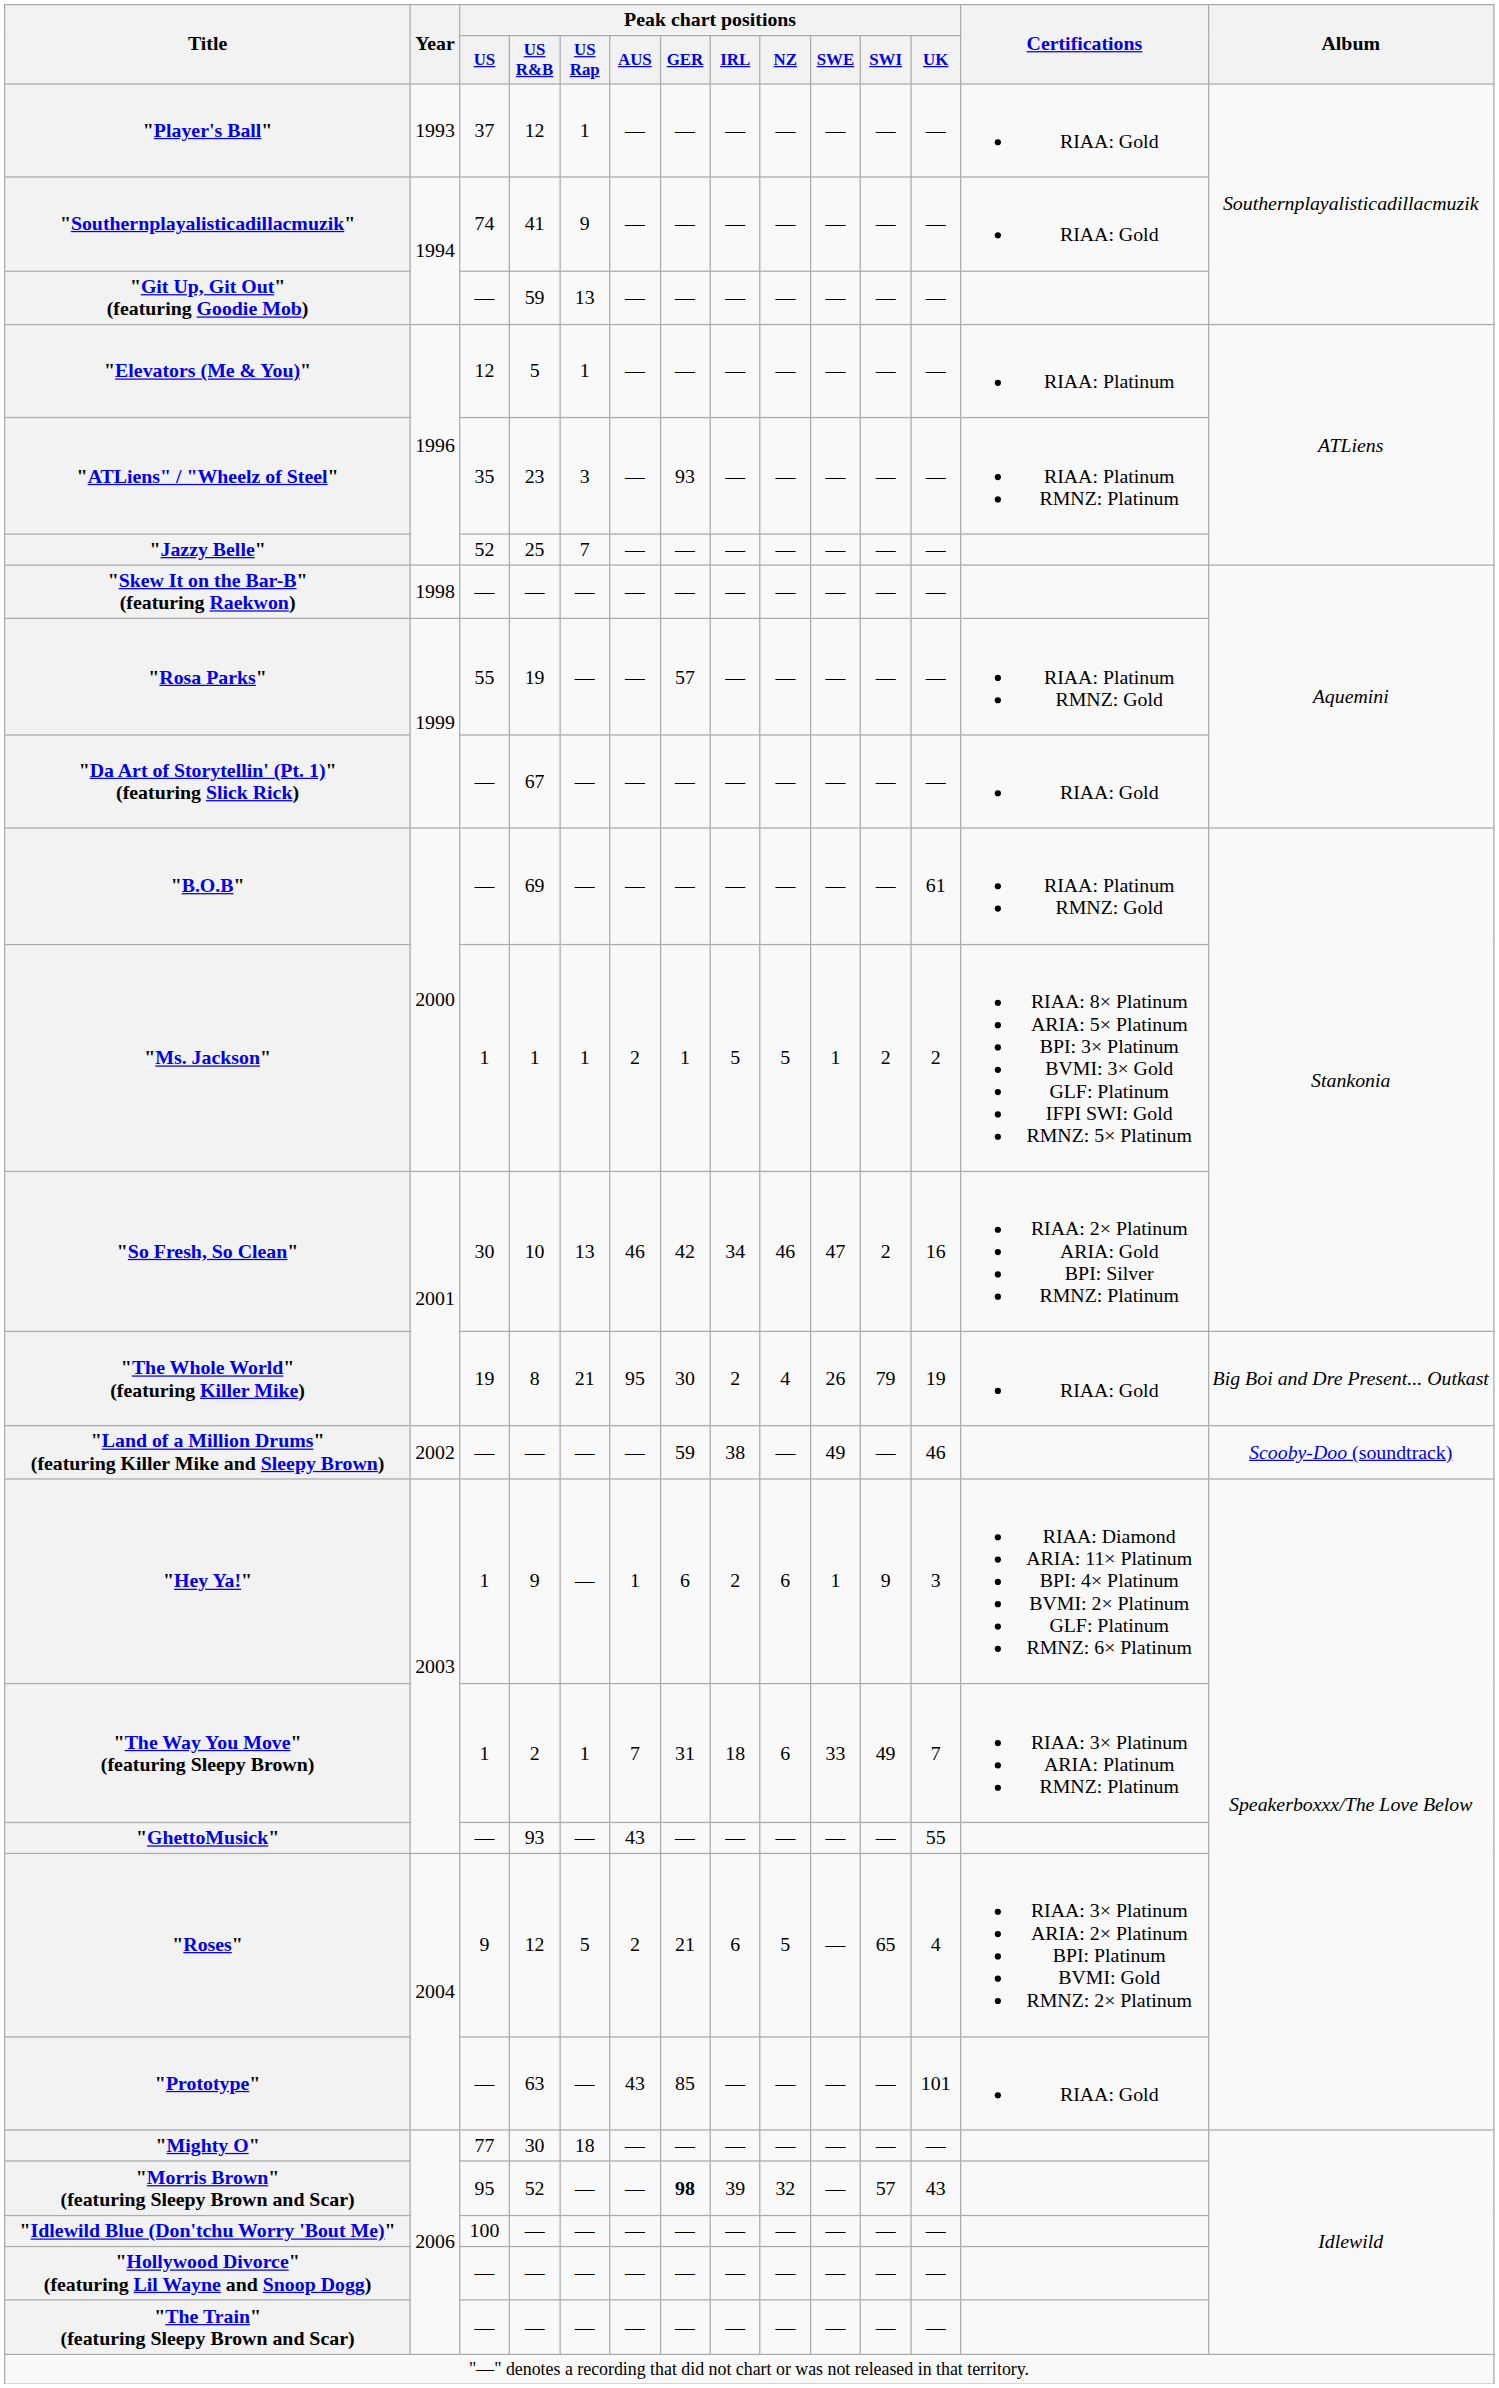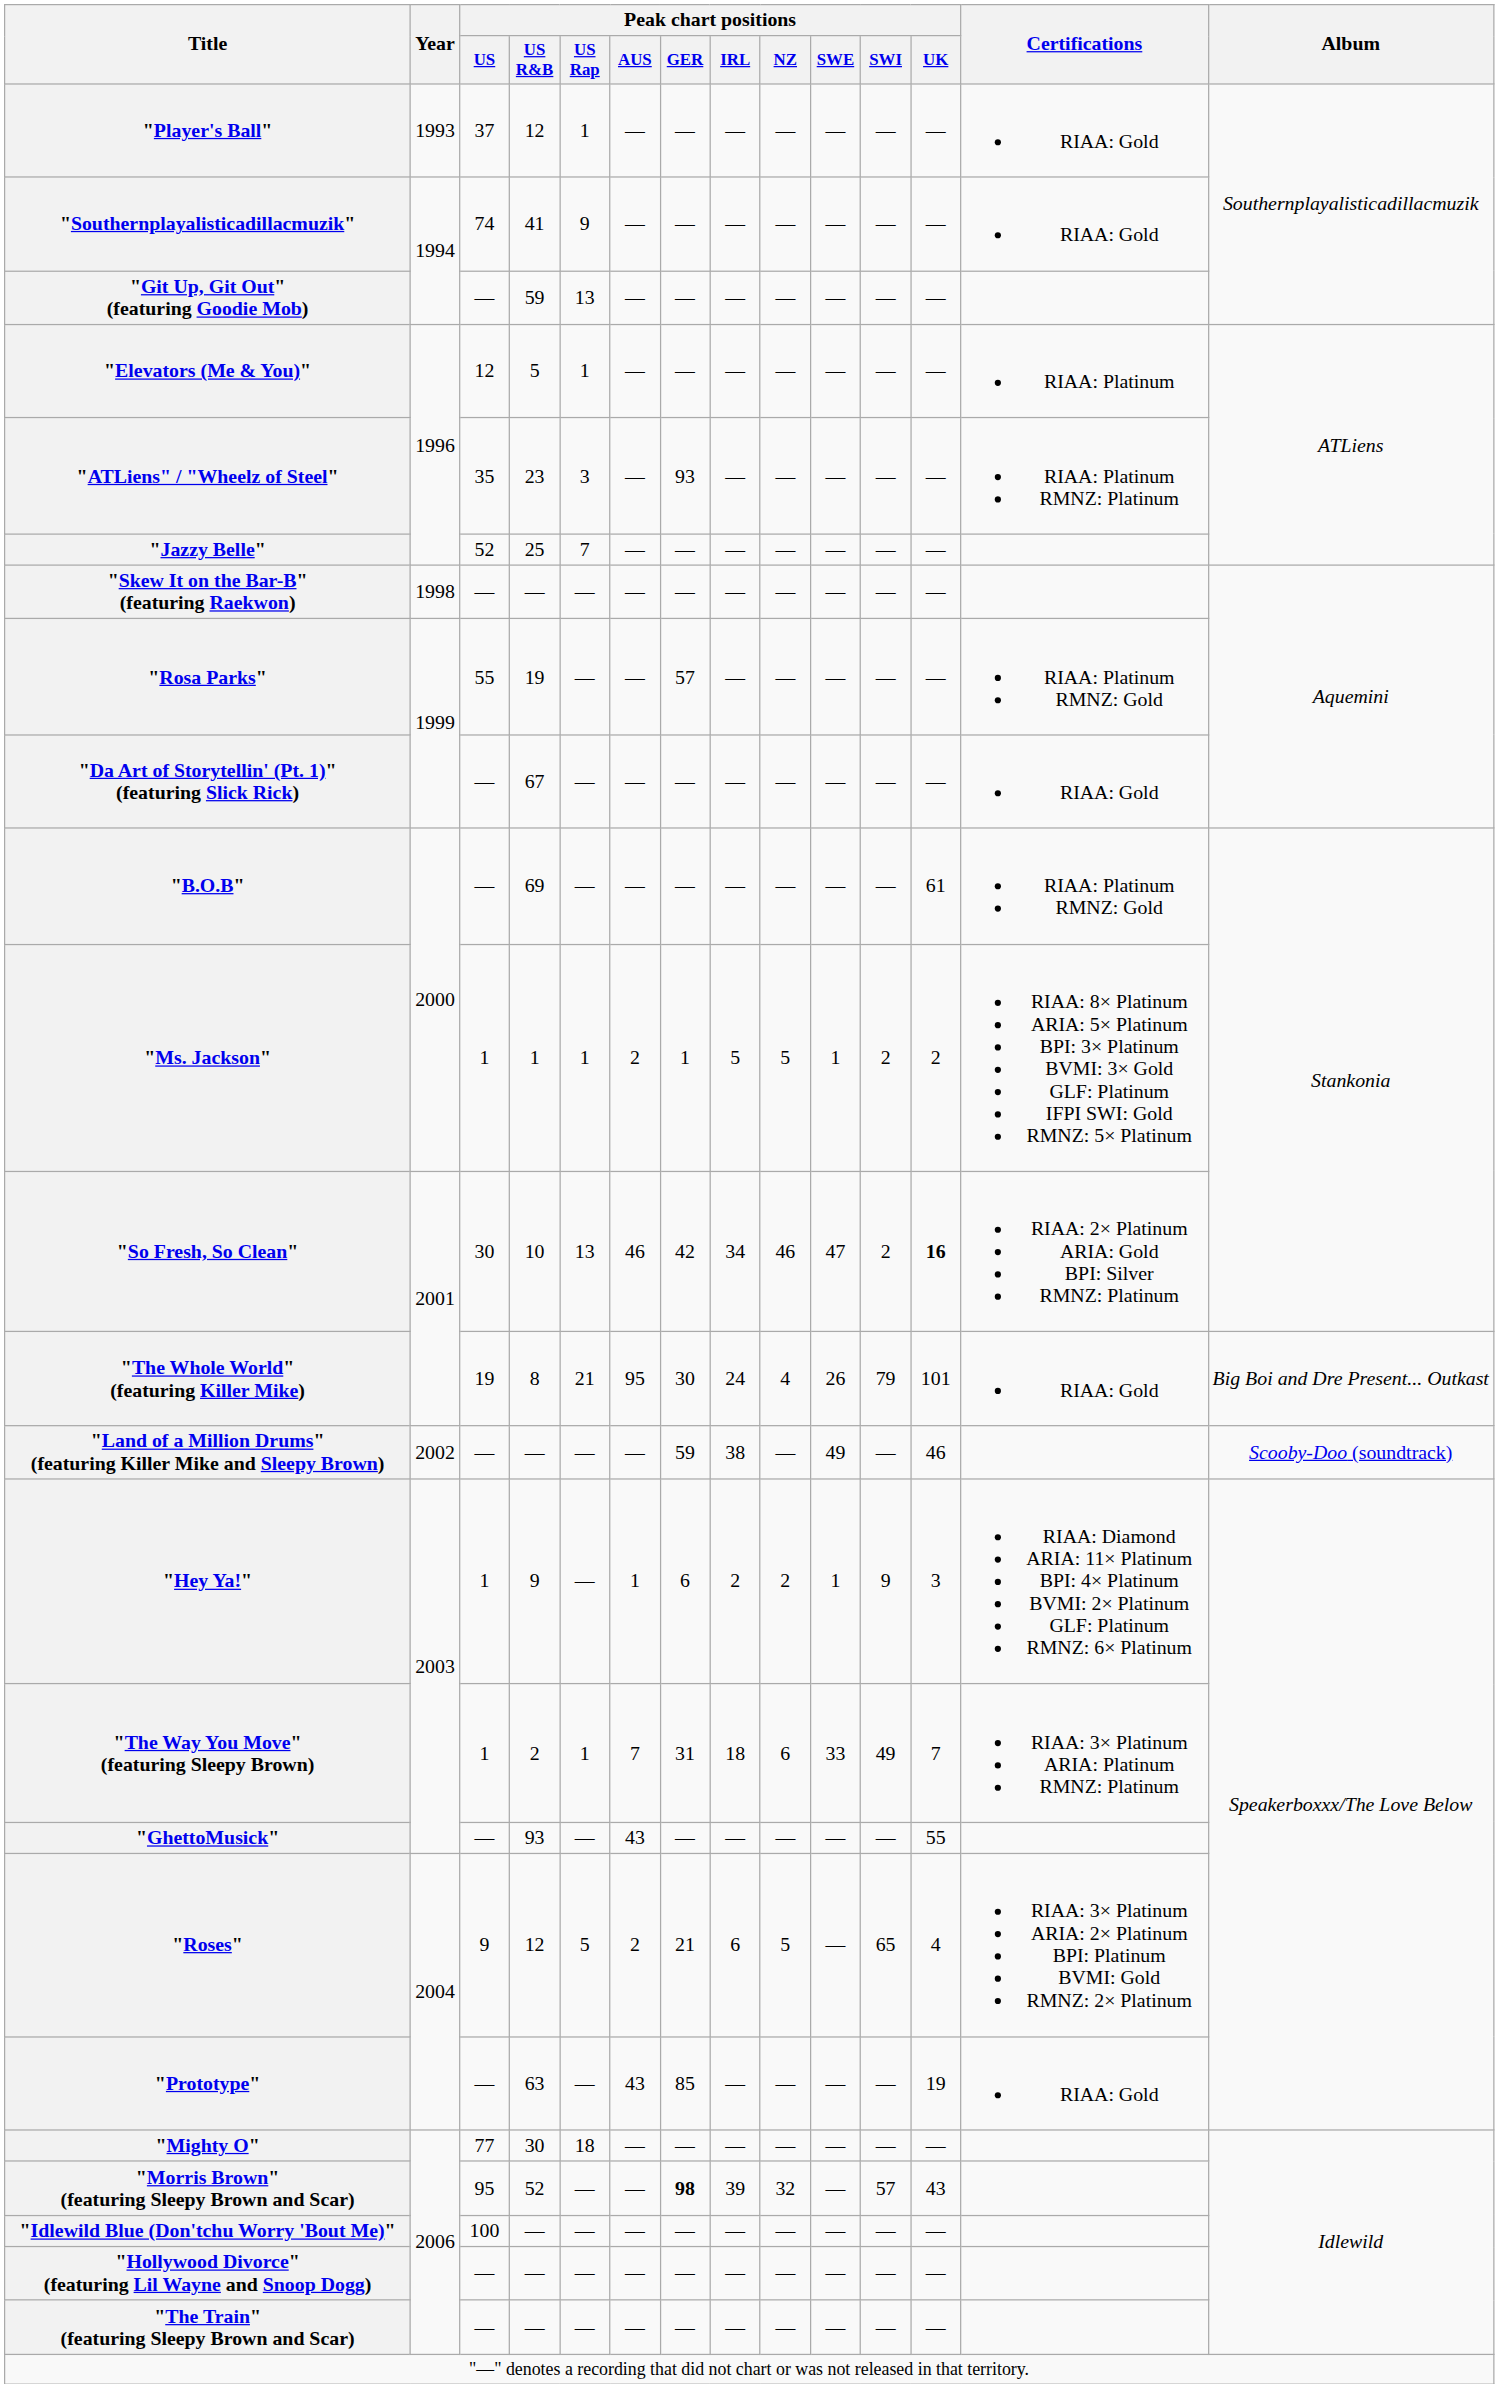(936, 1251) normal -> (936, 1251) bold
(735, 1378) 2 -> (735, 1378) 24
(936, 1378) 19 -> (936, 1378) 101
(785, 1581) 6 -> (785, 1581) 2
(936, 2083) 101 -> (936, 2083) 19
